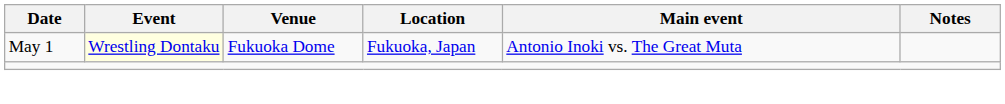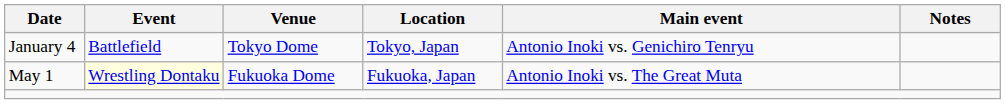+ row: (42, 46)
